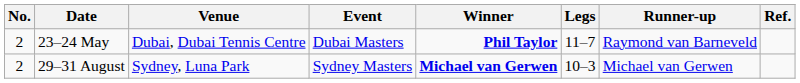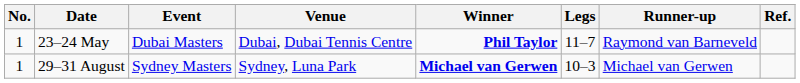columns swapped: (362, 16) <-> (219, 16)
(19, 41) 2 -> (19, 41) 1
(19, 66) 2 -> (19, 66) 1
